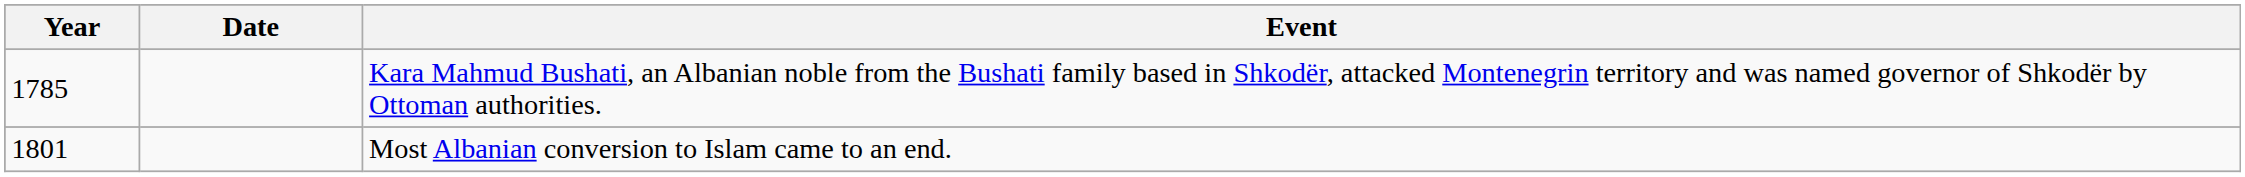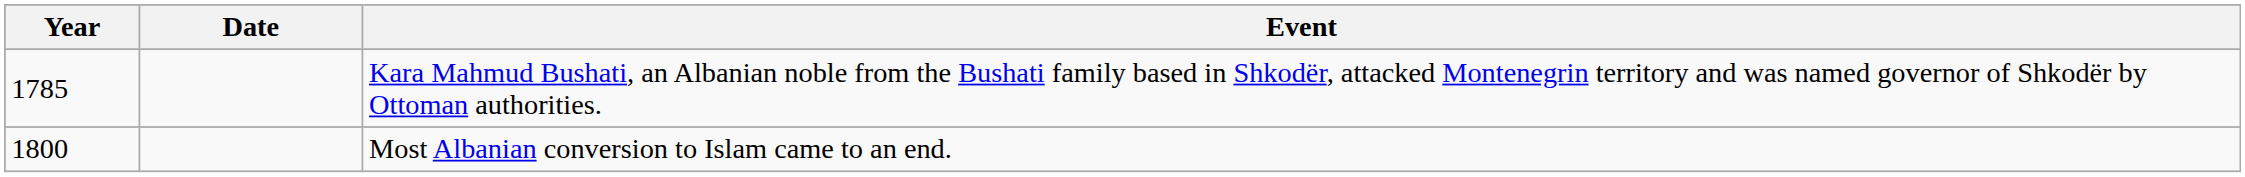(40, 148) 1801 -> (40, 148) 1800
